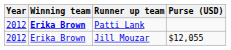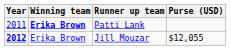(16, 25) 2012 -> (16, 25) 2011
(16, 38) normal -> (16, 38) bold
